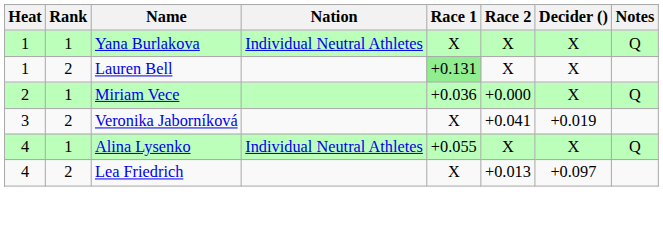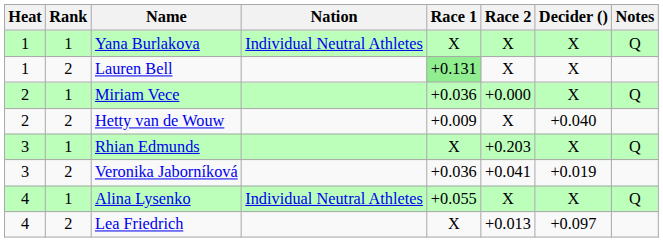+ row: (160, 120)
+ row: (147, 146)
(454, 120) X -> (454, 172) +0.036
